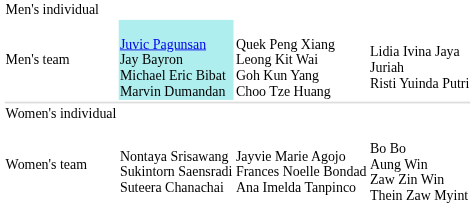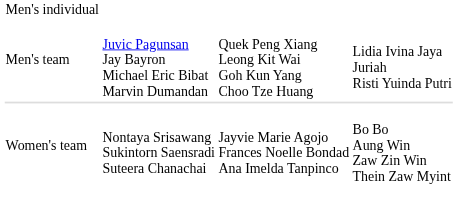(173, 67) paleturquoise background -> (155, 67) no background
- row: (61, 113)
